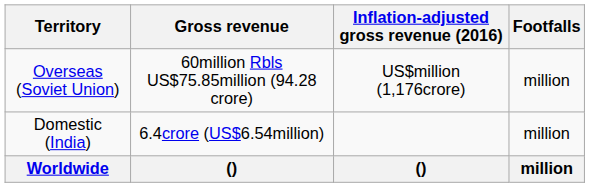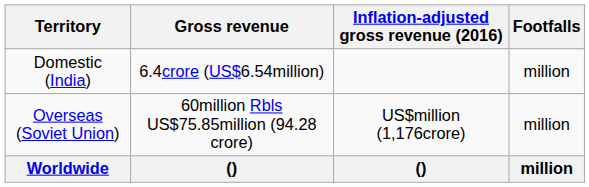rows swapped: (68, 133) <-> (68, 80)
